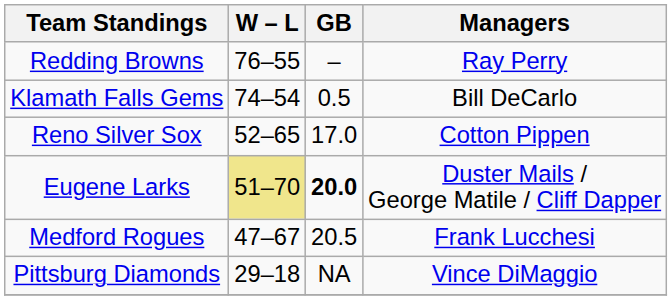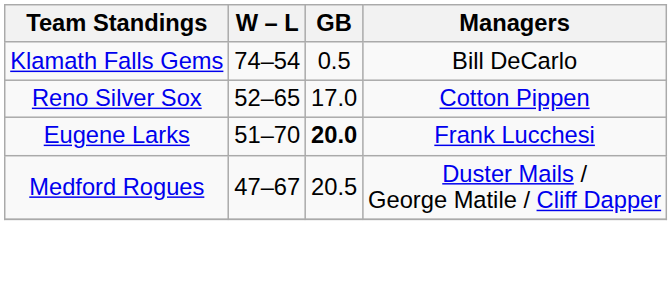- row: (117, 60)
(267, 186) khaki background -> (267, 135) no background
(515, 186) Duster Mails / George Matile / Cliff Dapper -> (515, 135) Frank Lucchesi
(515, 237) Frank Lucchesi -> (515, 186) Duster Mails / George Matile / Cliff Dapper
- row: (117, 275)
